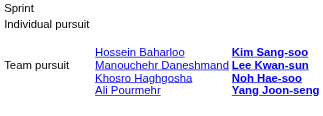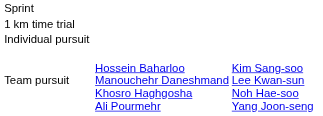+ row: (39, 24)
(276, 71) bold -> (273, 87) normal
